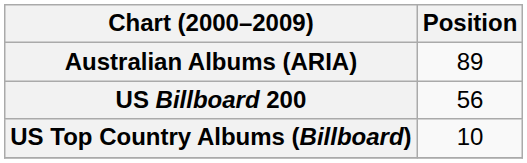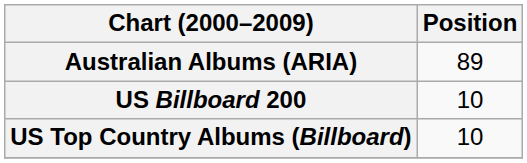(470, 99) 56 -> (470, 99) 10
